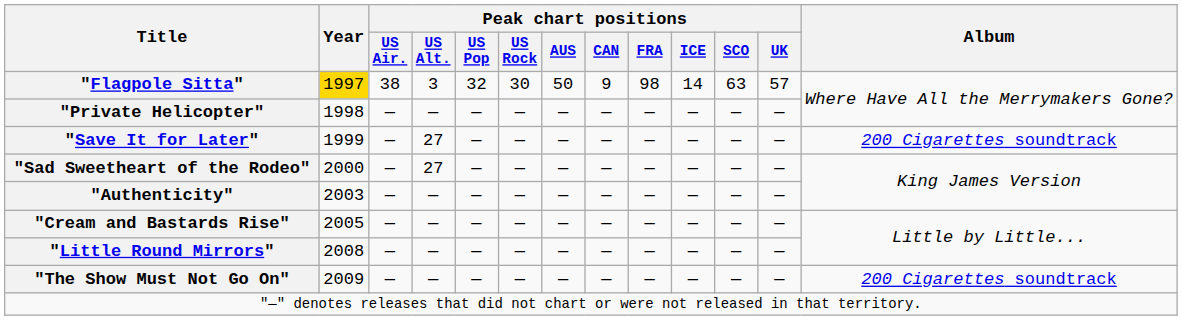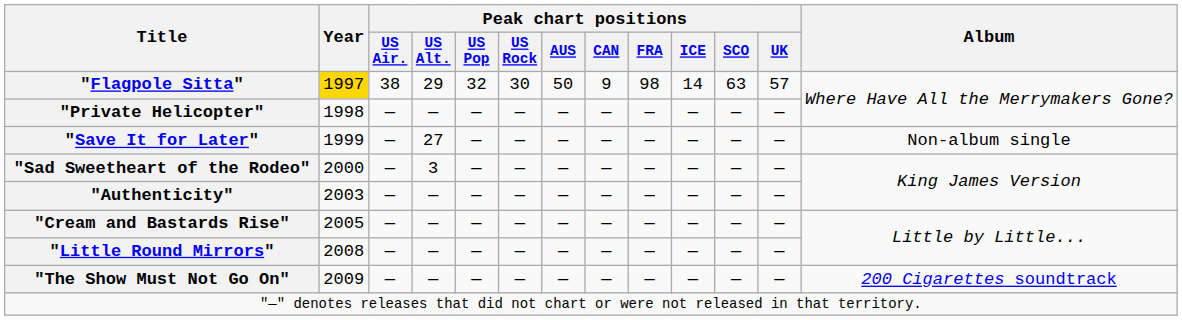(433, 85) 3 -> (433, 85) 29
(989, 140) 200 Cigarettes soundtrack -> (989, 140) Non-album single
(433, 168) 27 -> (433, 168) 3
